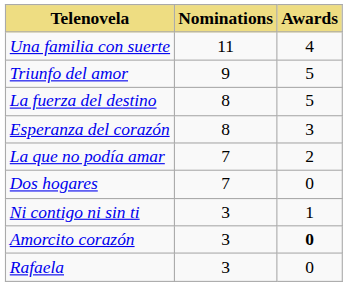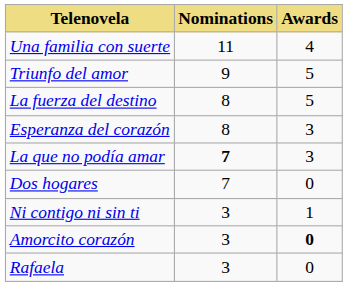(226, 156) normal -> (226, 156) bold
(310, 156) 2 -> (310, 156) 3
